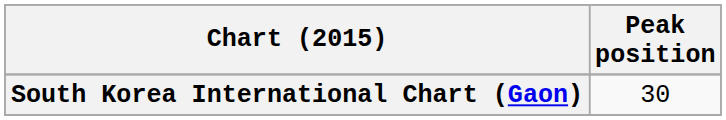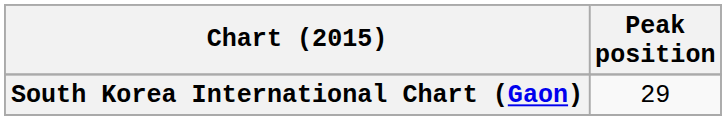(655, 95) 30 -> (655, 95) 29
